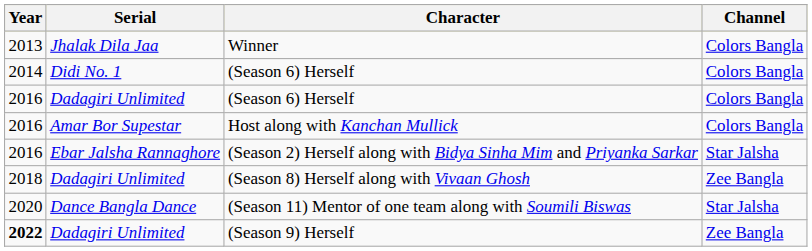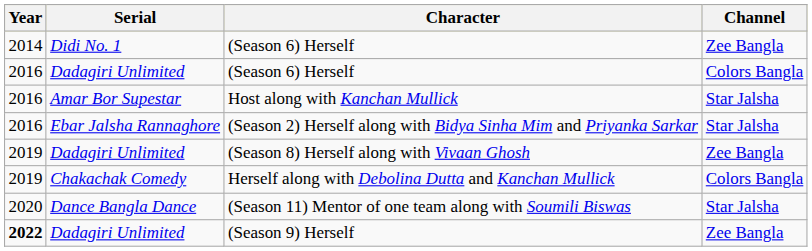- row: (104, 44)
(755, 71) Colors Bangla -> (745, 44) Zee Bangla
(755, 125) Colors Bangla -> (742, 98) Star Jalsha
(25, 179) 2018 -> (25, 152) 2019
+ row: (118, 179)
